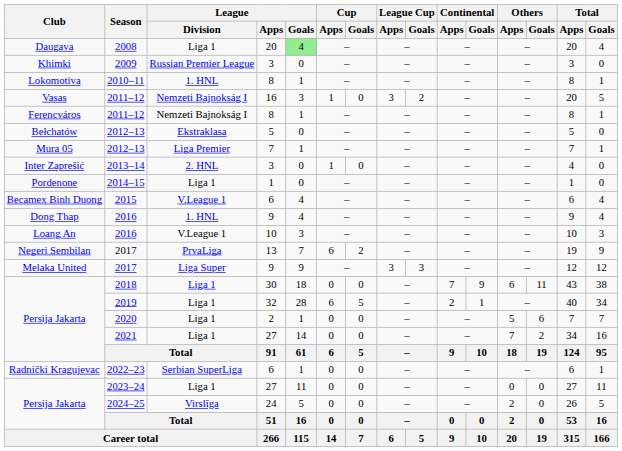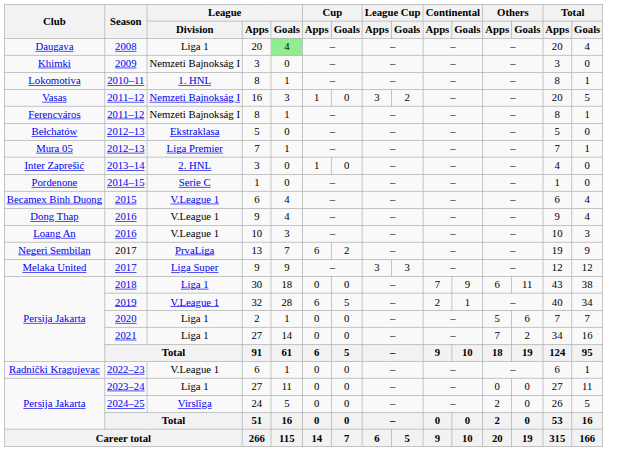(202, 64) Russian Premier League -> (195, 64) Nemzeti Bajnokság I
(202, 183) Liga 1 -> (195, 183) Serie C
(202, 217) 1. HNL -> (195, 217) V.League 1
(202, 302) Liga 1 -> (195, 302) V.League 1
(202, 370) Serbian SuperLiga -> (195, 370) V.League 1
